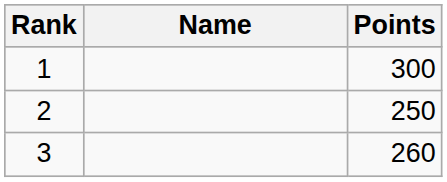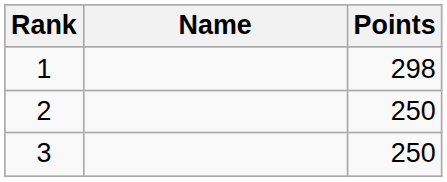(413, 68) 300 -> (413, 68) 298
(413, 153) 260 -> (413, 153) 250
